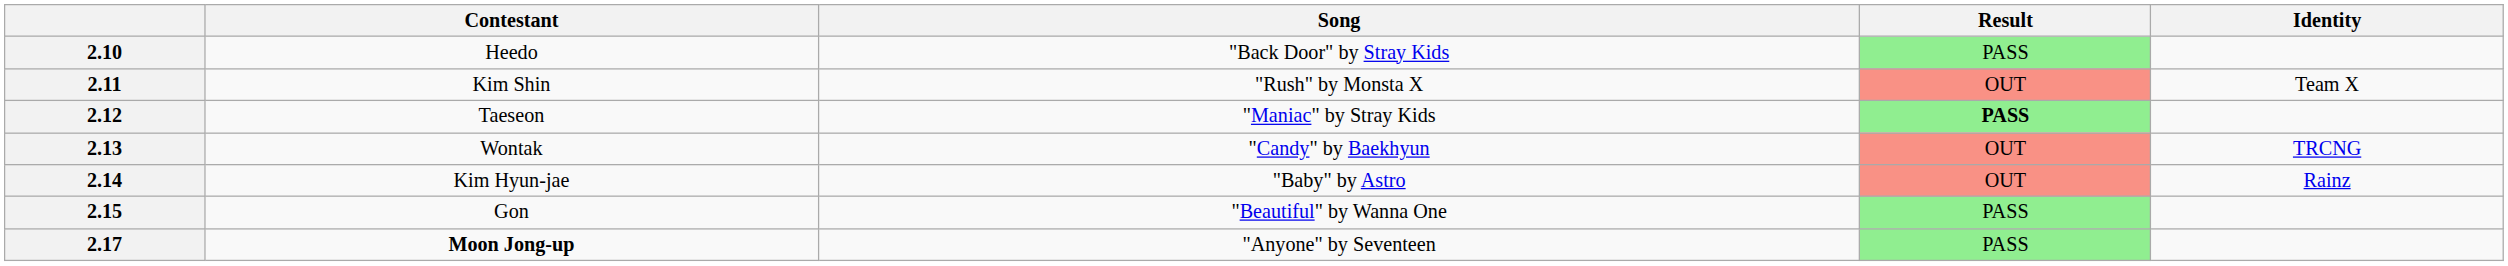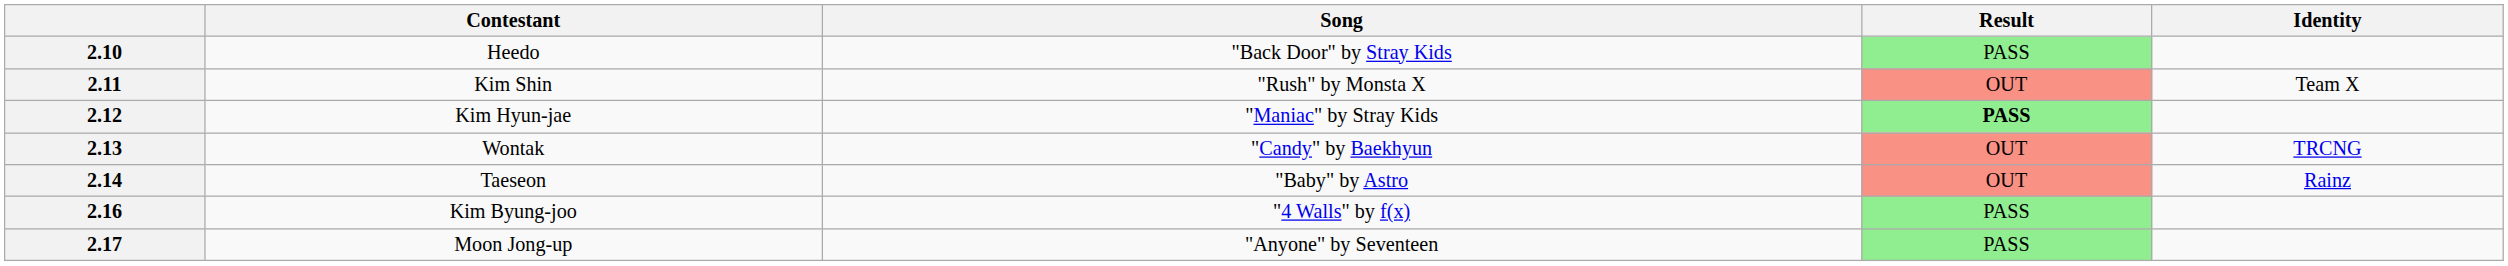(511, 116) Taeseon -> (513, 116) Kim Hyun-jae
(511, 180) Kim Hyun-jae -> (513, 180) Taeseon
- row: (105, 212)
+ row: (105, 212)
(511, 244) bold -> (513, 244) normal
